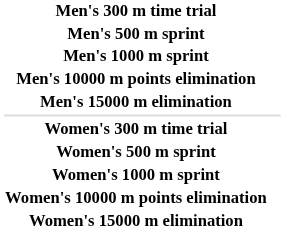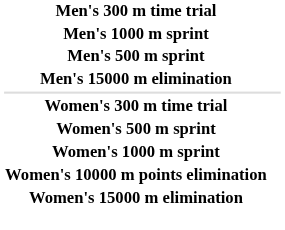rows swapped: (136, 33) <-> (136, 56)
- row: (136, 79)
